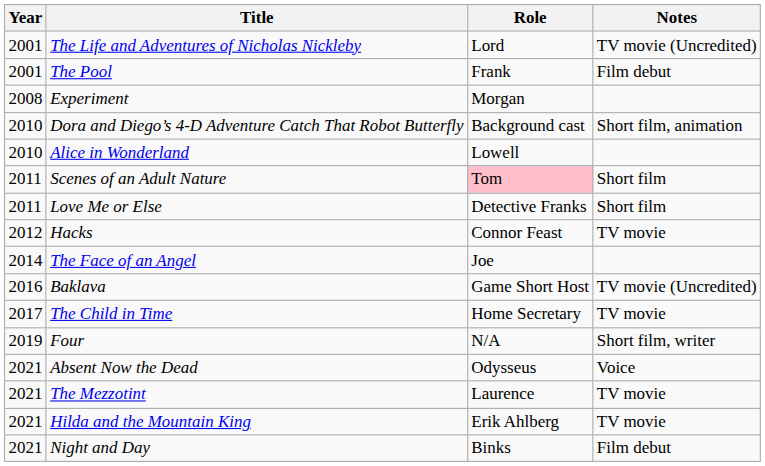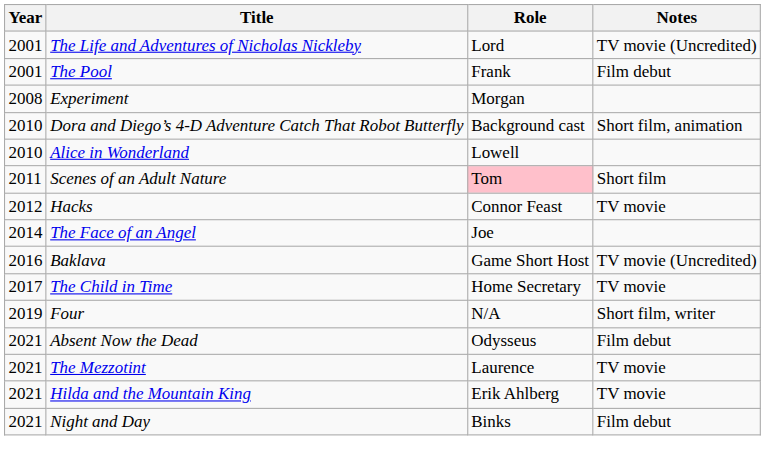- row: (106, 206)
(616, 367) Voice -> (634, 340) Film debut
